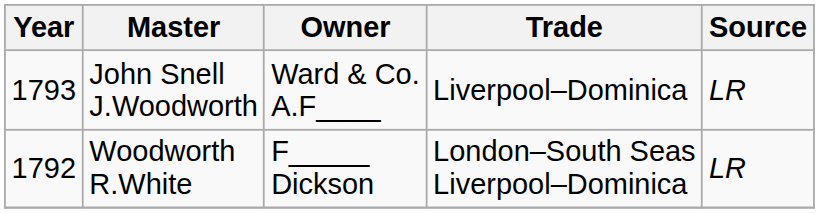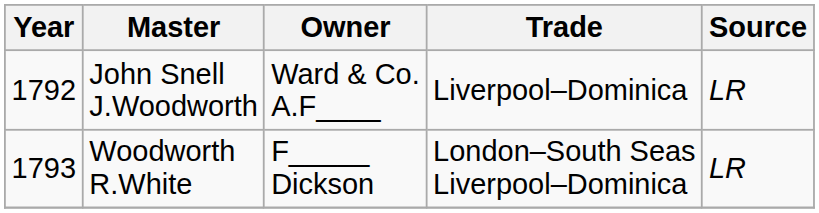(44, 89) 1793 -> (44, 89) 1792
(44, 168) 1792 -> (44, 168) 1793
